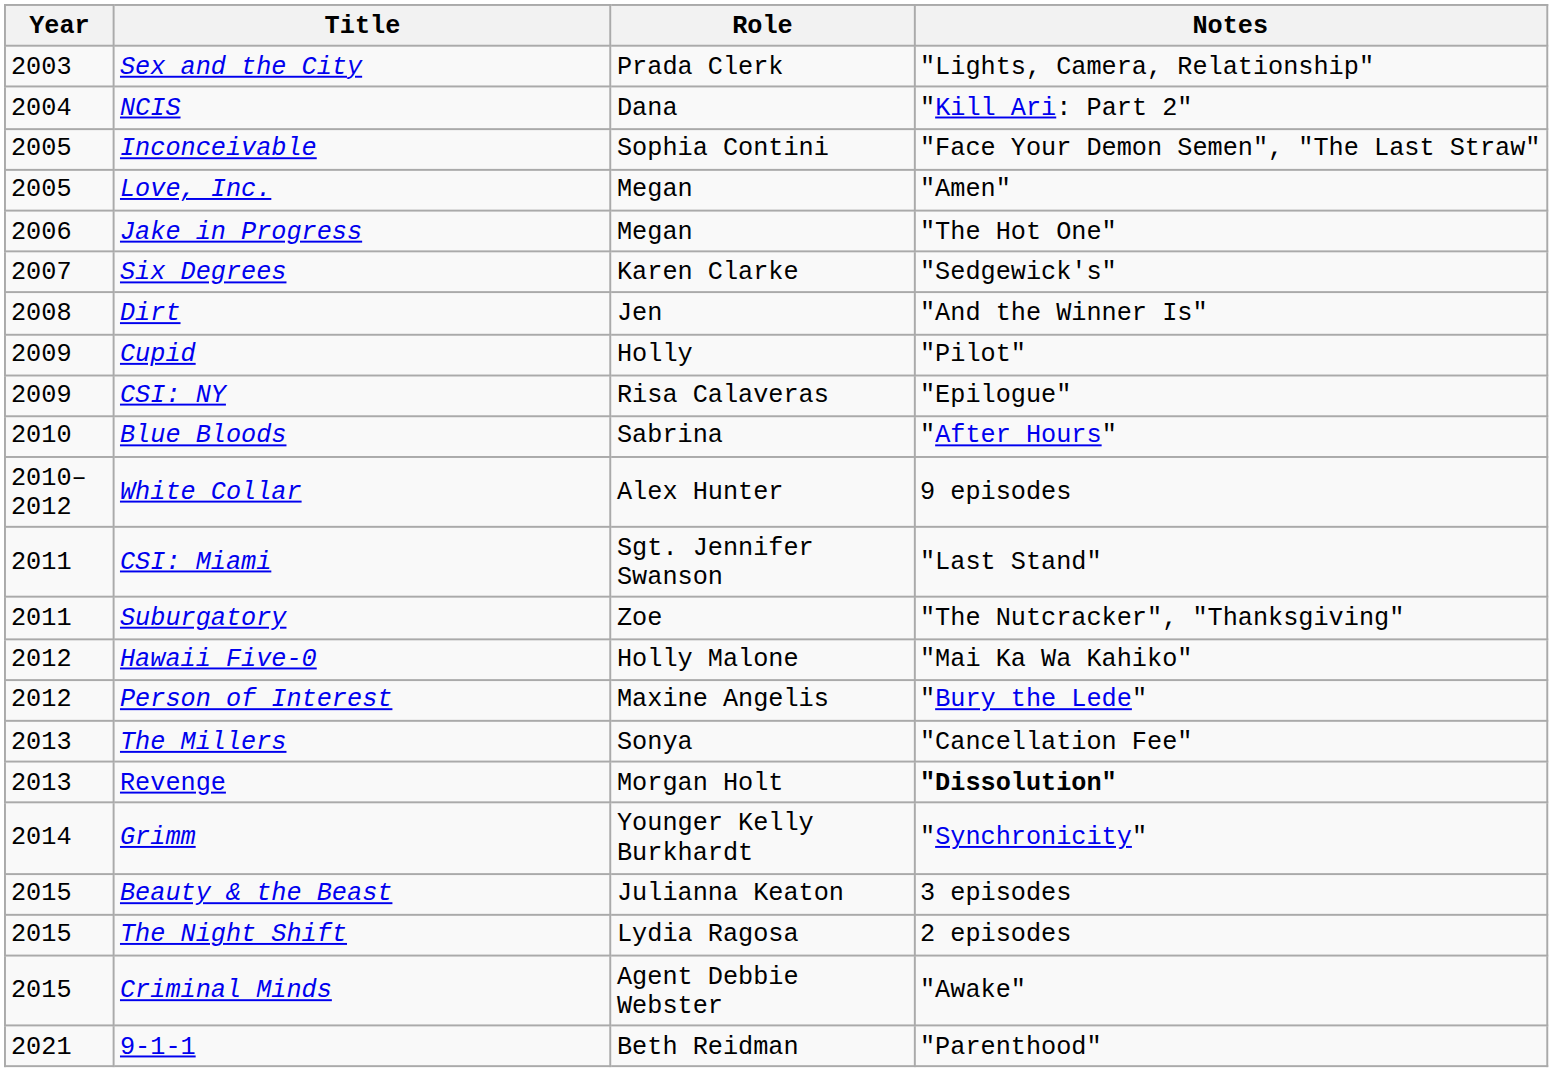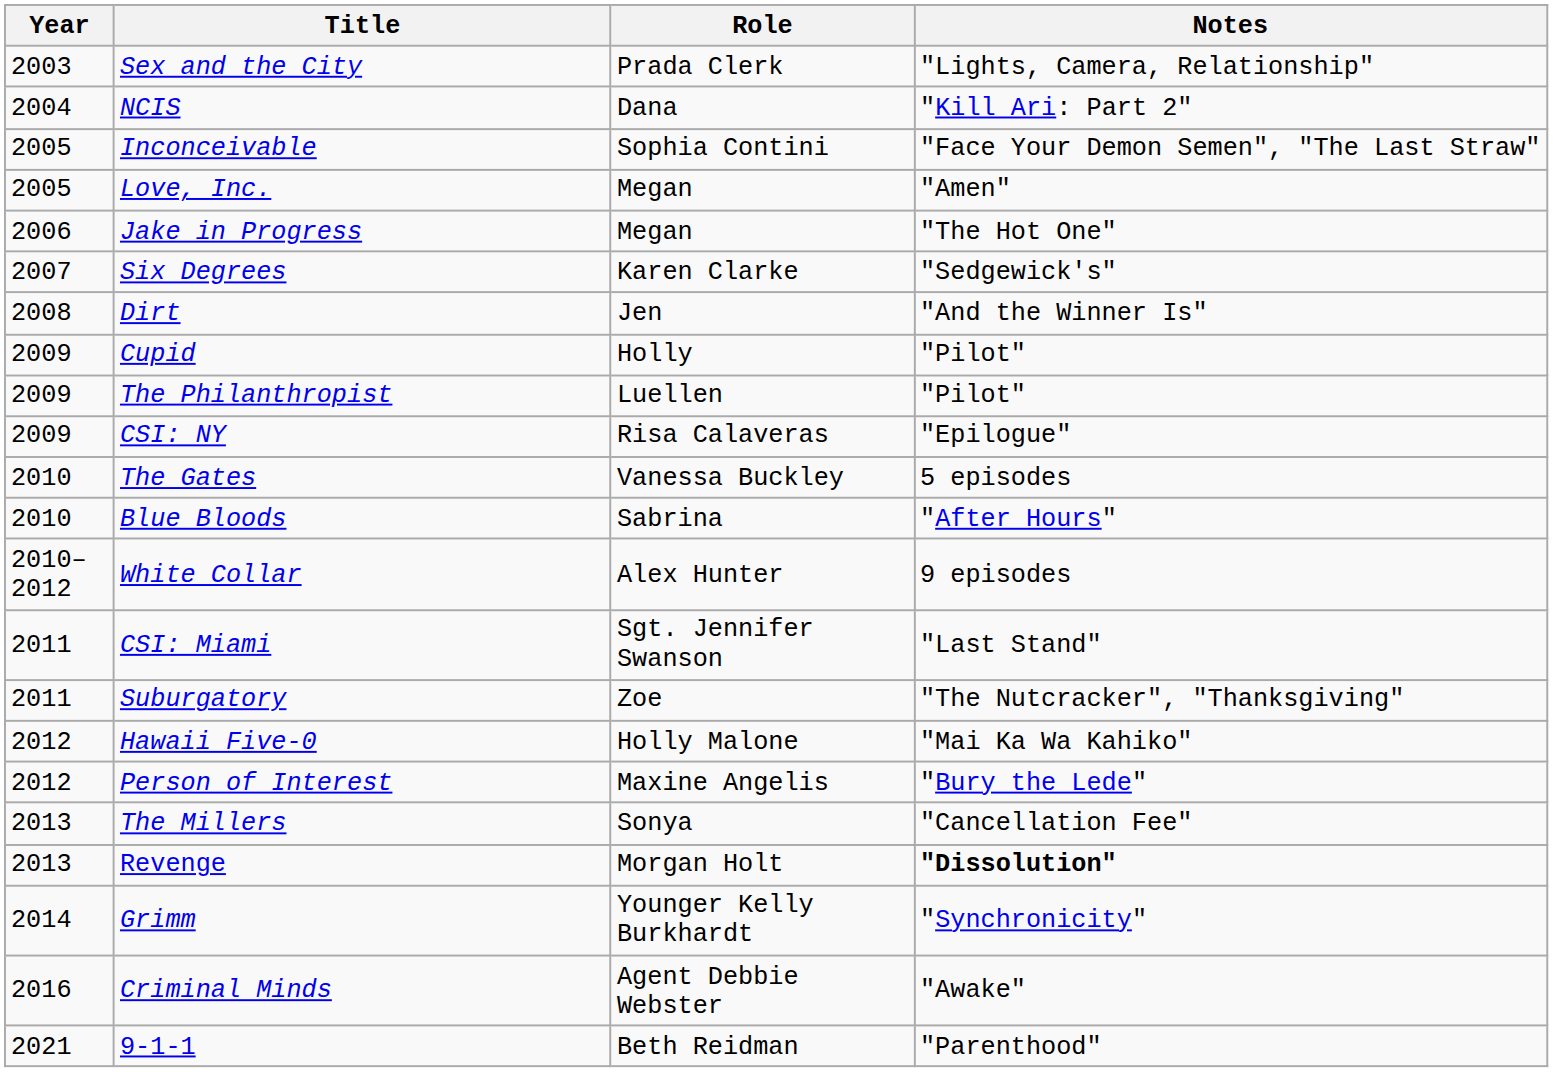+ row: (256, 395)
+ row: (188, 478)
- row: (256, 894)
- row: (233, 935)
(41, 991) 2015 -> (41, 991) 2016
